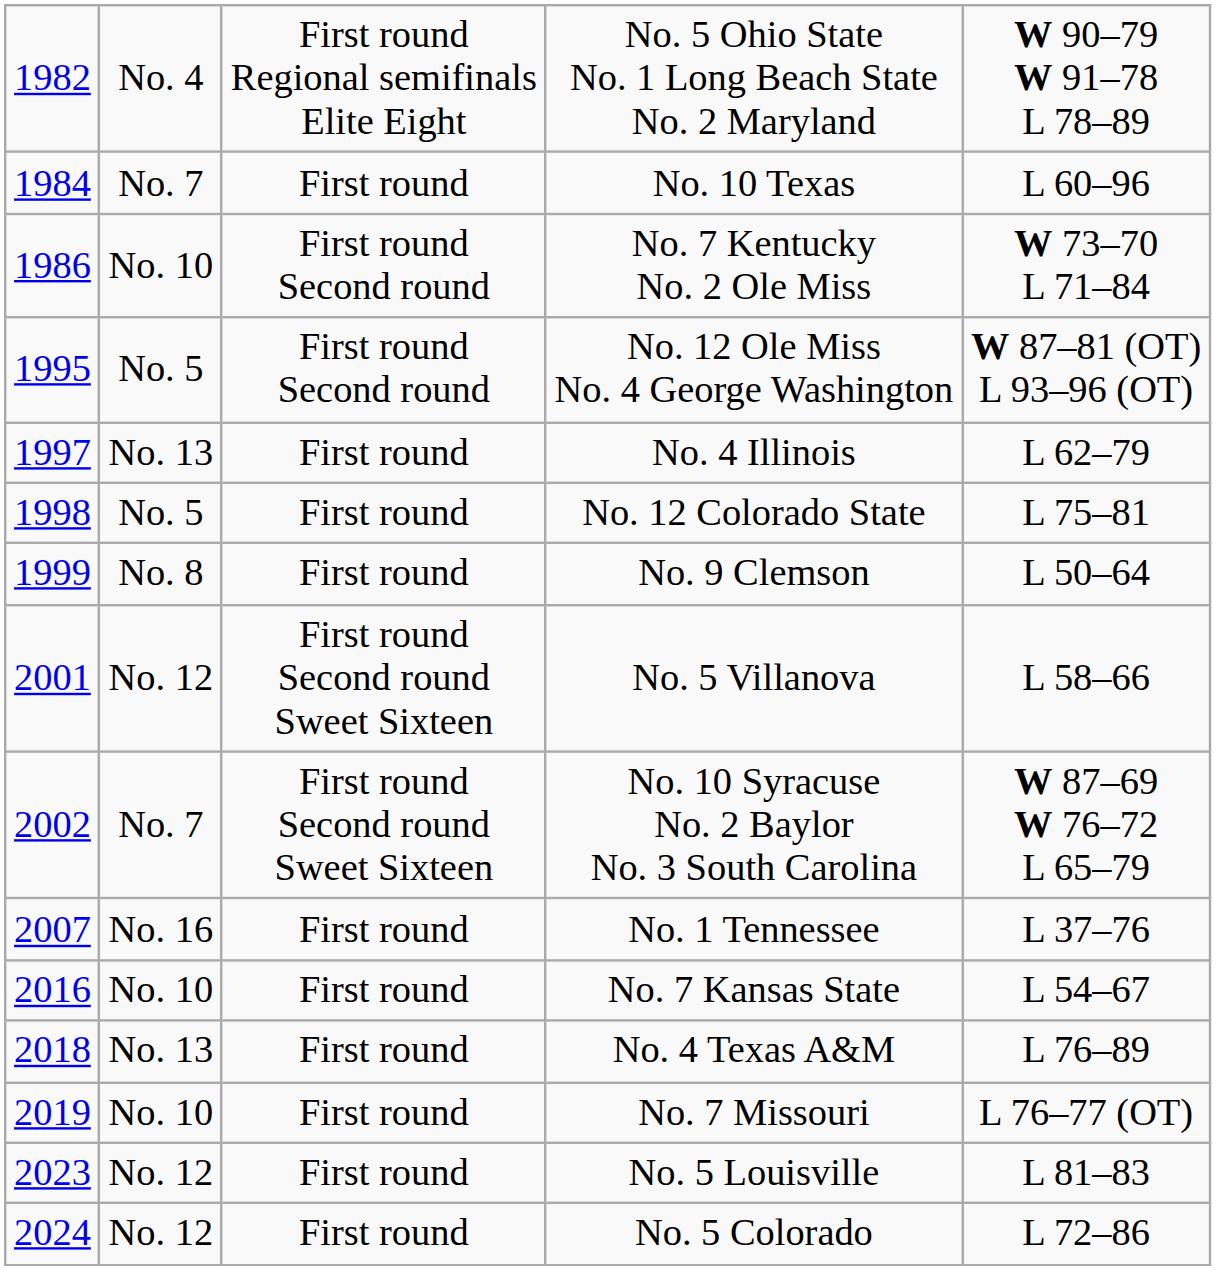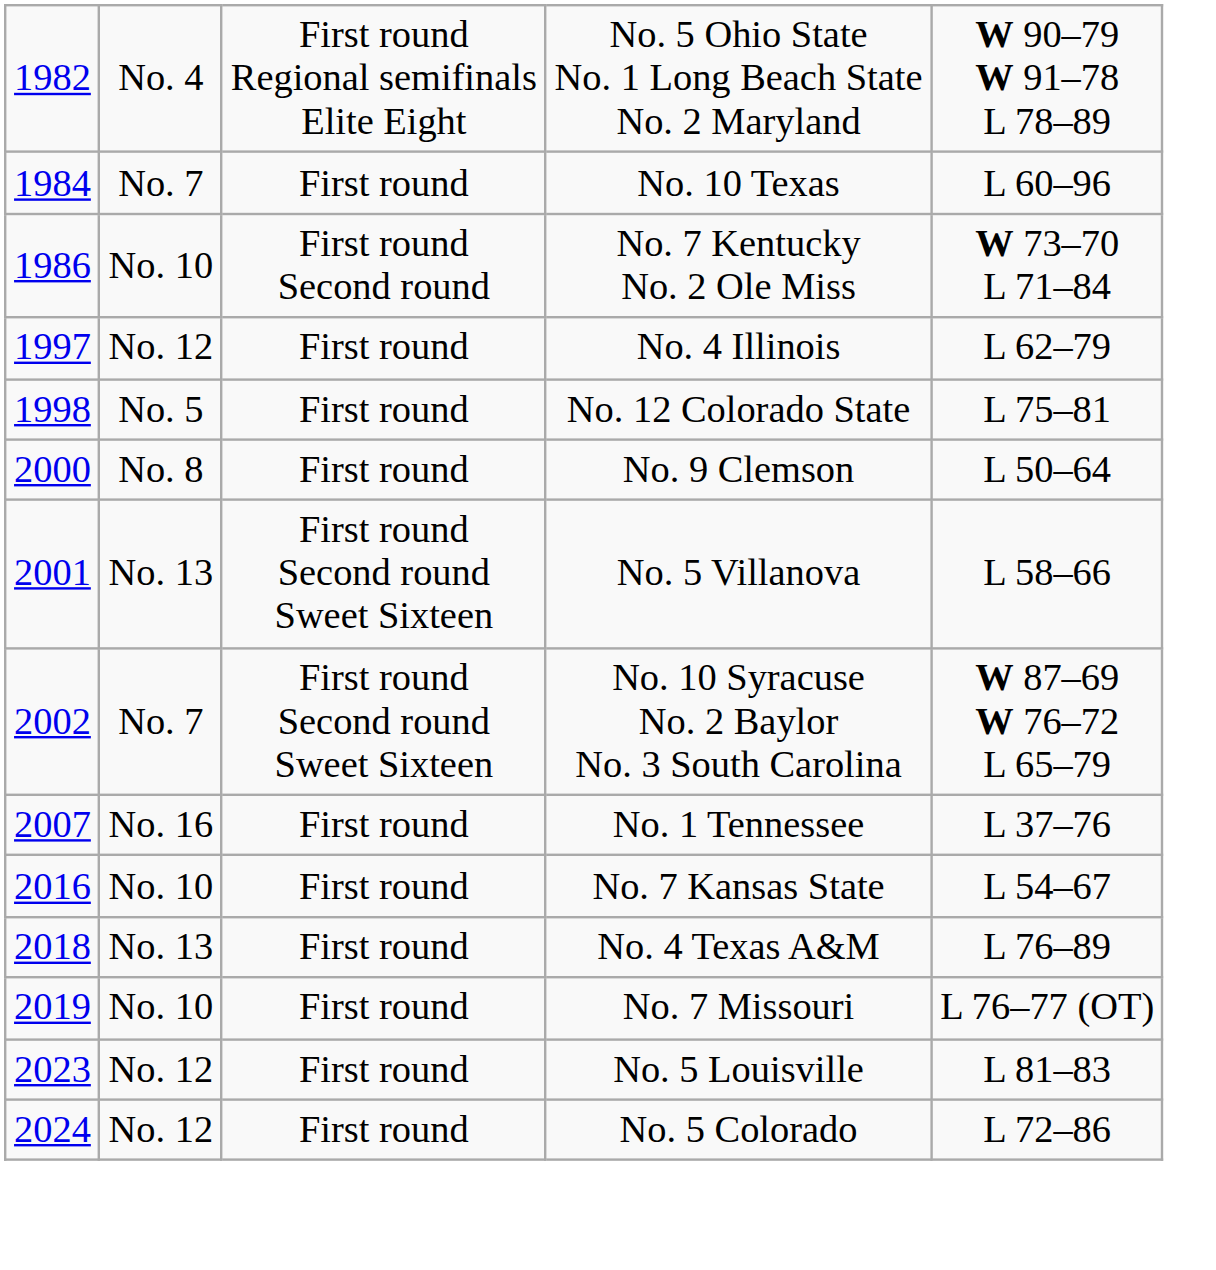- row: (754, 368)
(161, 451) No. 13 -> (161, 347) No. 12
(52, 573) 1999 -> (52, 469) 2000
(161, 677) No. 12 -> (161, 573) No. 13
